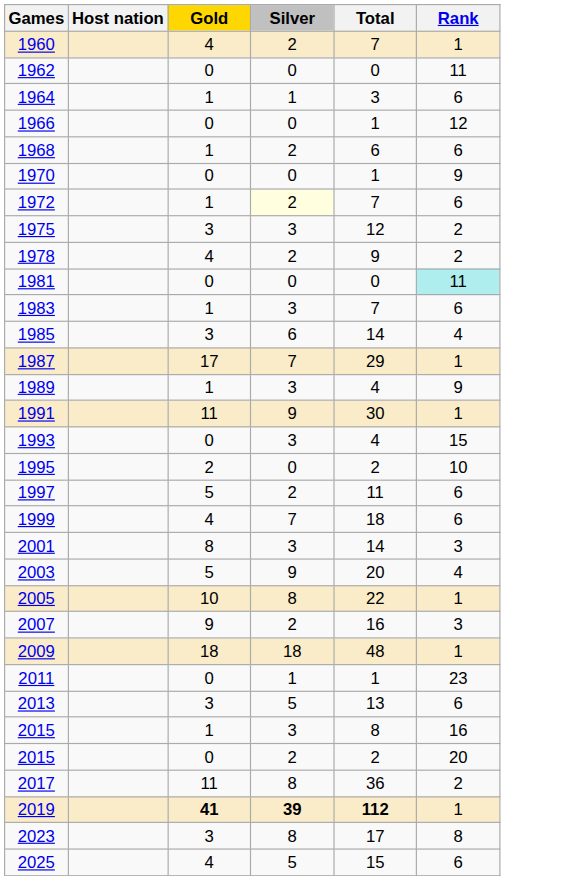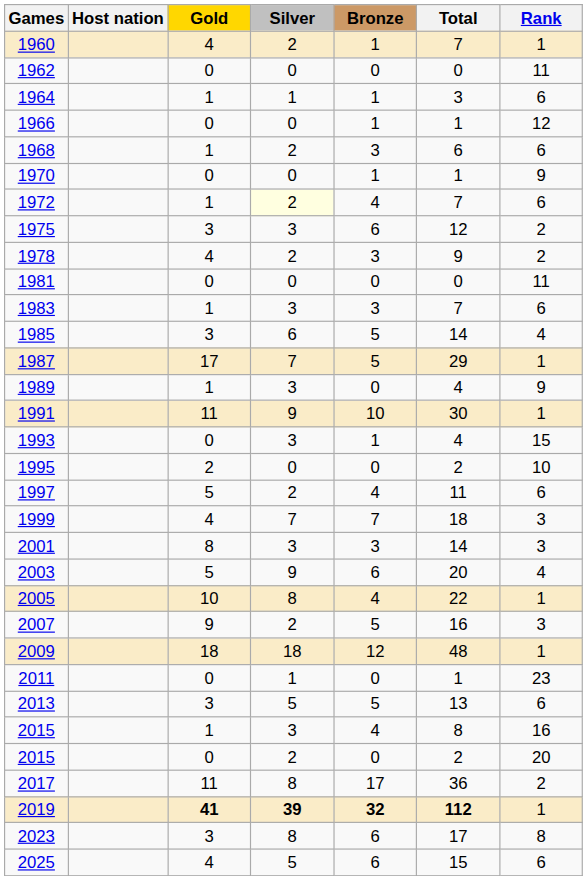+ column: (375, 18)
(458, 282) paleturquoise background -> (541, 282) no background
(458, 520) 6 -> (541, 520) 3
